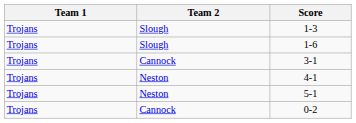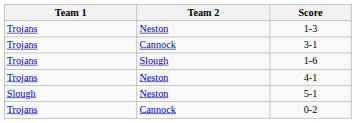(154, 28) Slough -> (154, 28) Neston
rows swapped: (311, 45) <-> (311, 61)
(22, 93) Trojans -> (21, 93) Slough
